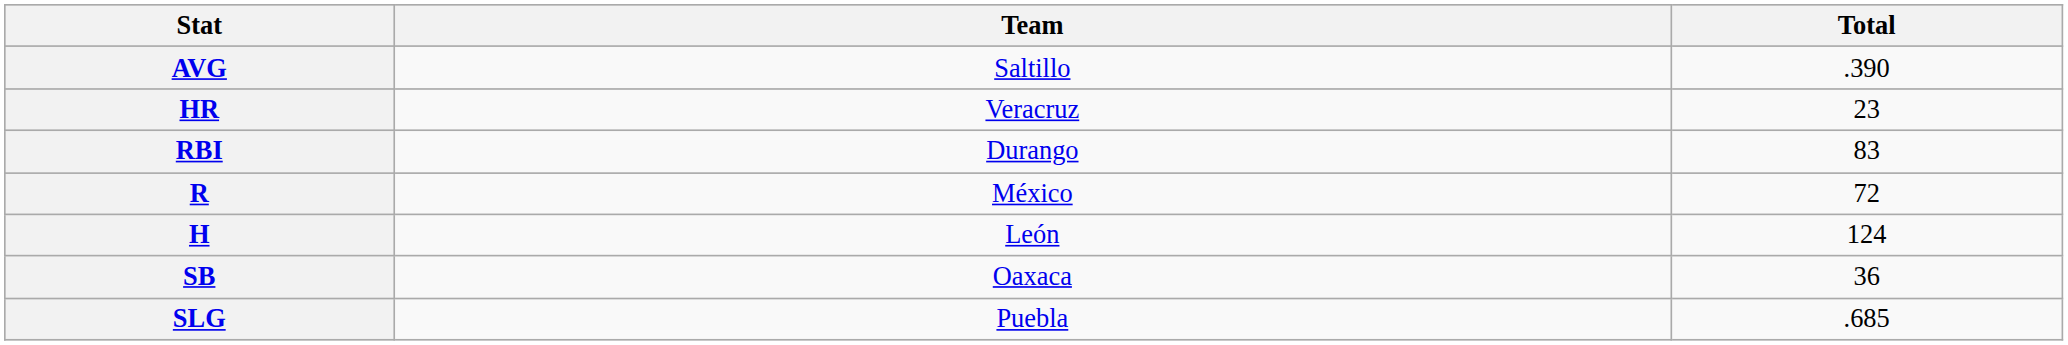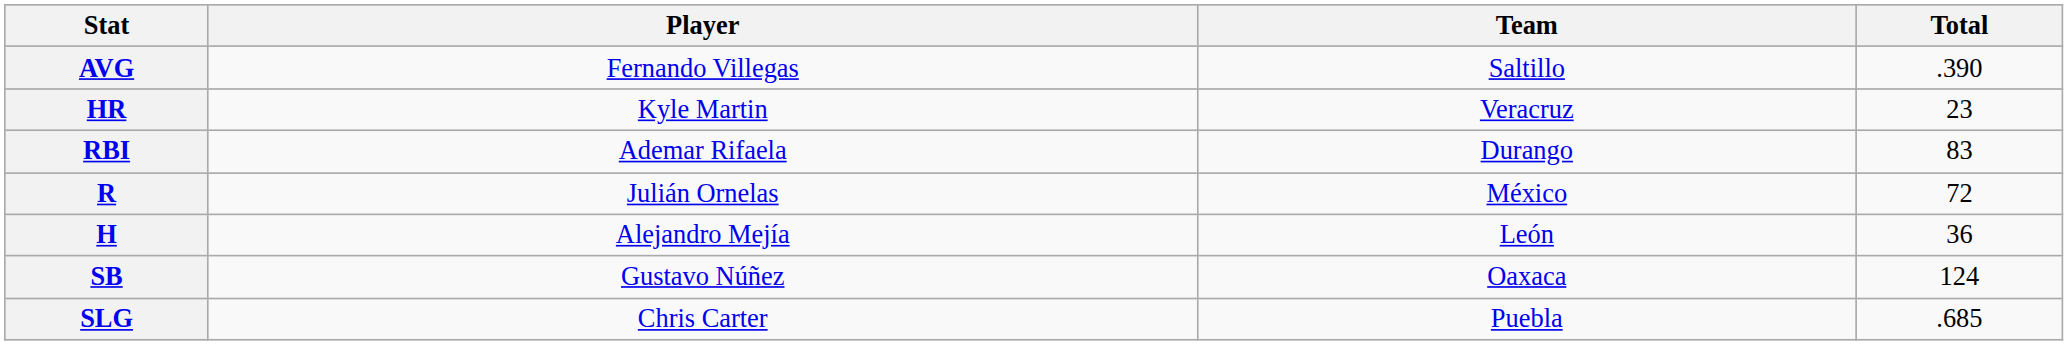+ column: (703, 25)
(1867, 234) 124 -> (1959, 234) 36
(1867, 276) 36 -> (1959, 276) 124
